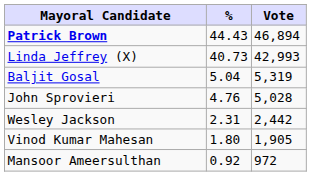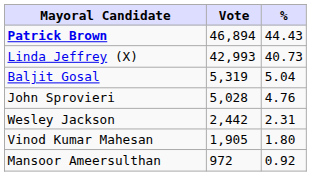columns swapped: (279, 15) <-> (229, 15)
